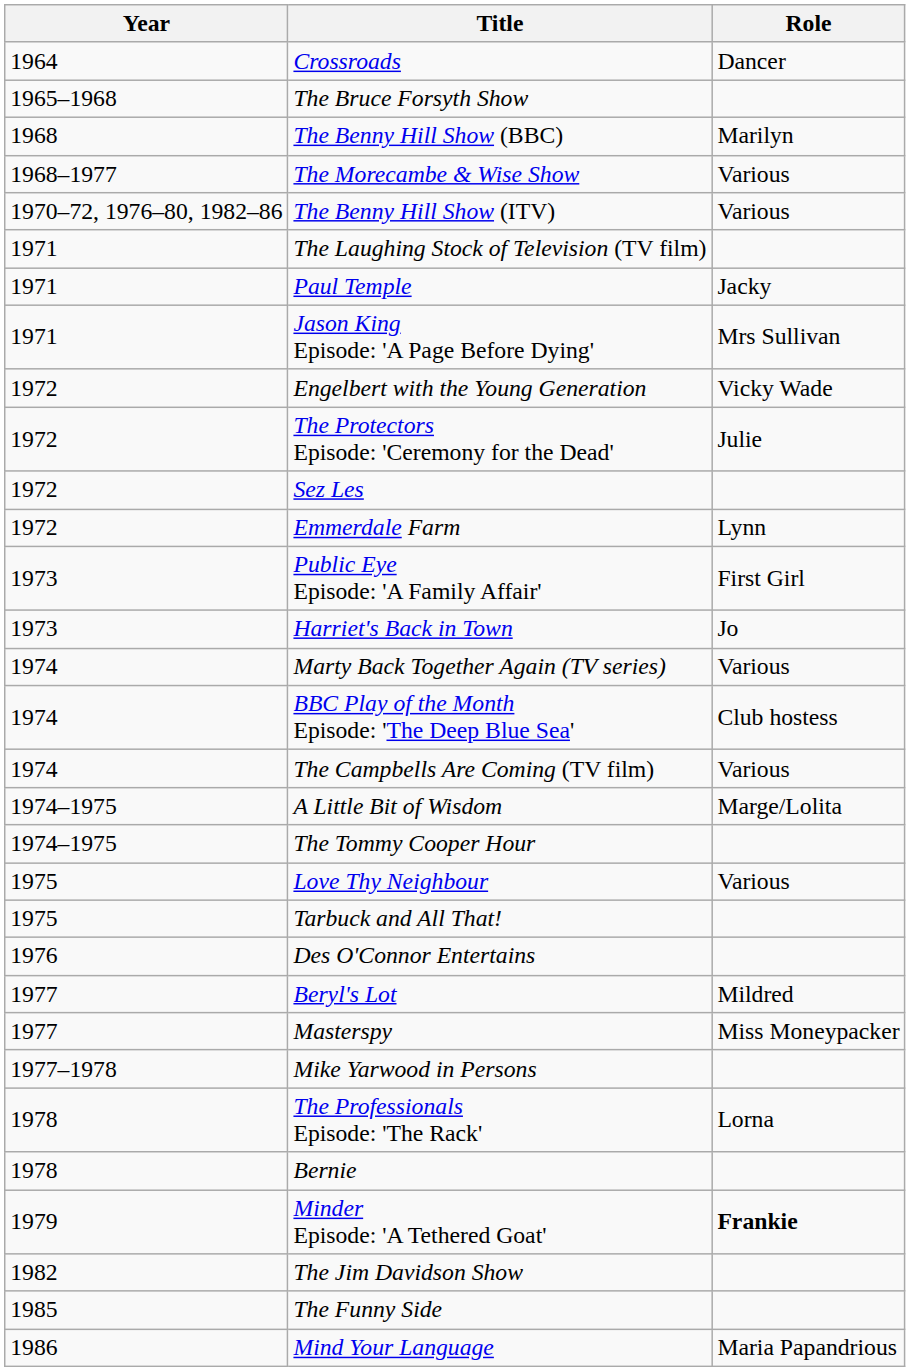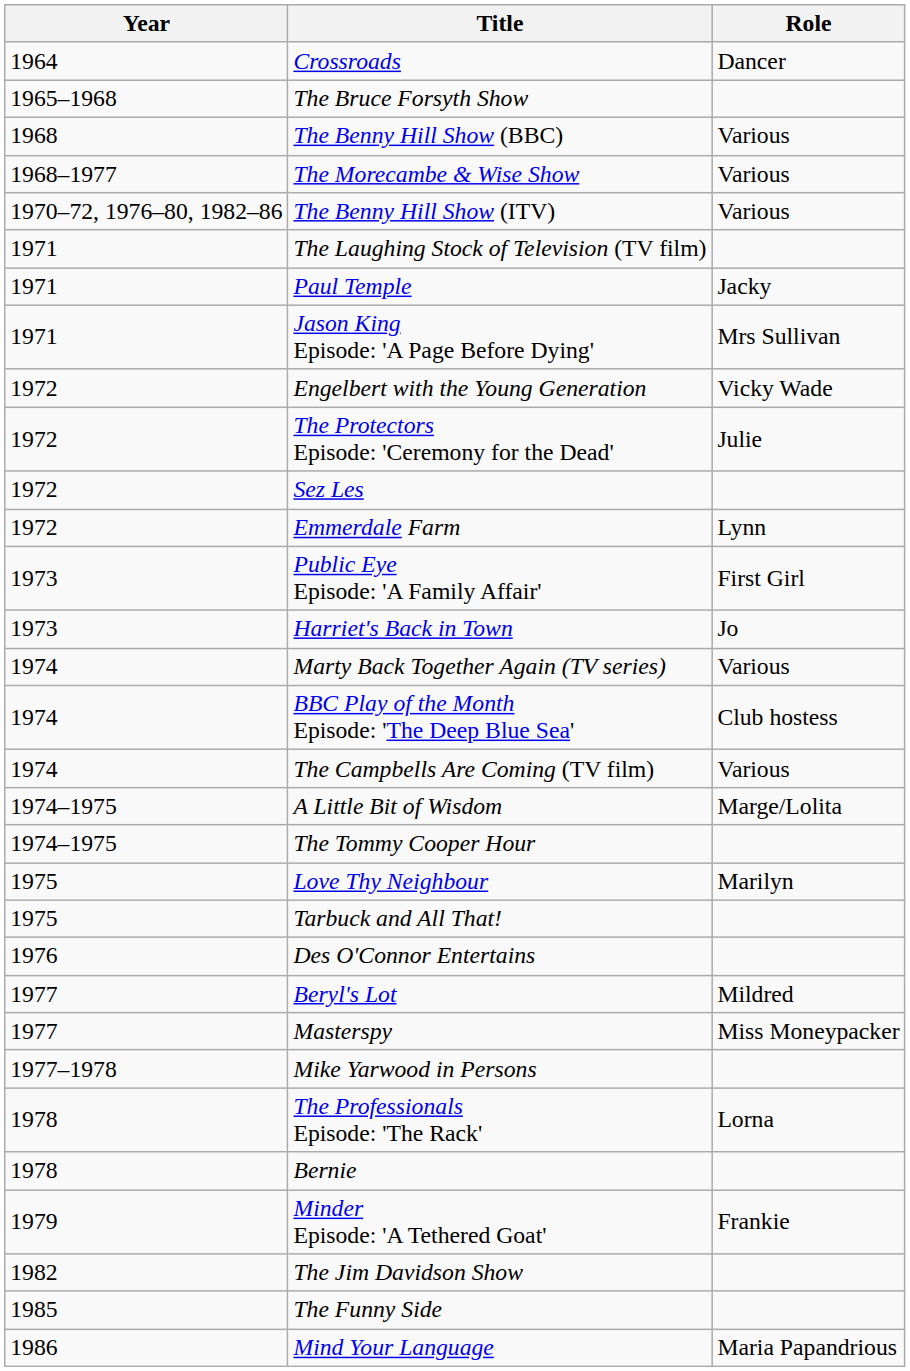(756, 135) Marilyn -> (754, 135) Various
(754, 880) Various -> (756, 880) Marilyn
(758, 1221) bold -> (754, 1221) normal
